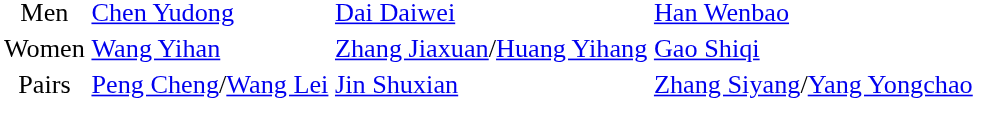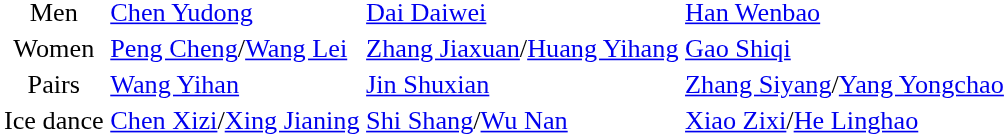(156, 48) Wang Yihan -> (229, 48) Peng Cheng/Wang Lei
(210, 84) Peng Cheng/Wang Lei -> (175, 84) Wang Yihan
+ row: (54, 120)
